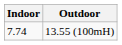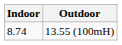(17, 31) 7.74 -> (17, 31) 8.74
